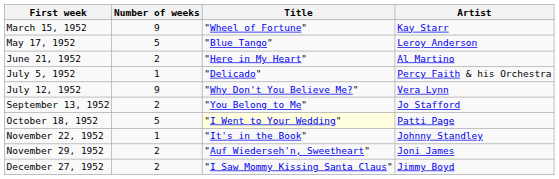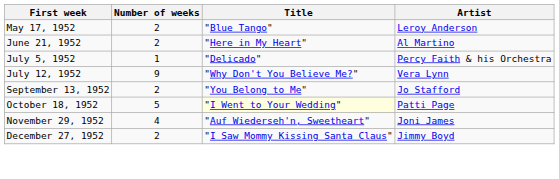- row: (47, 28)
(157, 43) 5 -> (157, 28) 2
- row: (55, 136)
(157, 151) 2 -> (157, 120) 4
